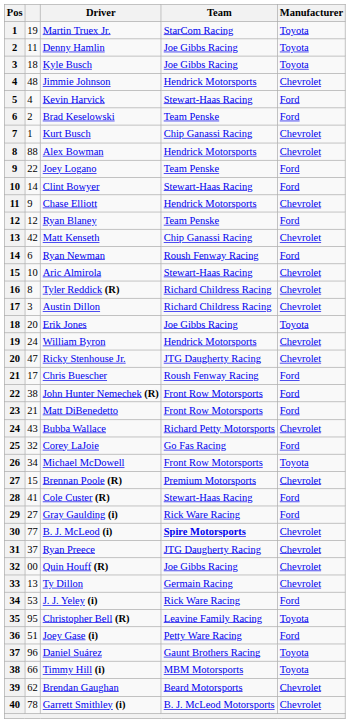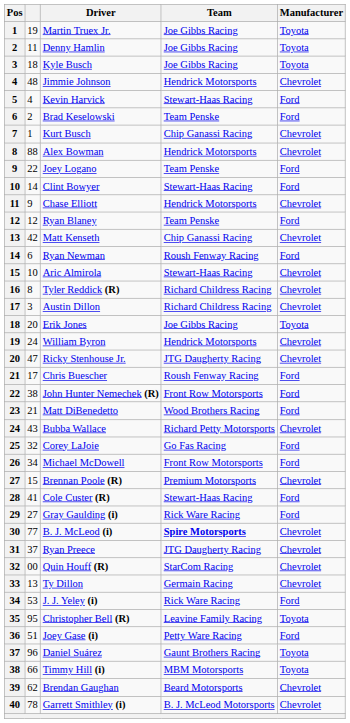(199, 30) StarCom Racing -> (201, 30) Joe Gibbs Racing
(213, 411) Front Row Motorsports -> (212, 411) Wood Brothers Racing
(294, 462) Toyota -> (290, 462) Ford
(201, 566) Joe Gibbs Racing -> (199, 566) StarCom Racing
